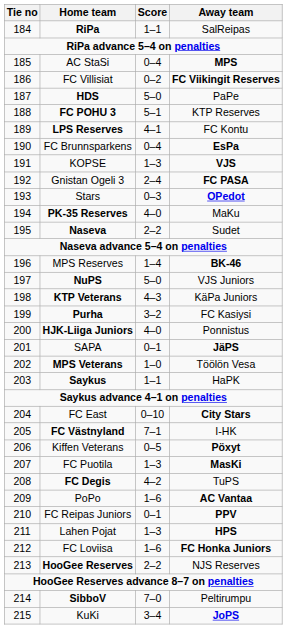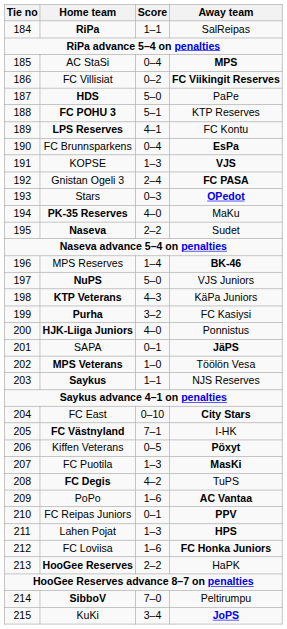(226, 381) HaPK -> (226, 381) NJS Reserves
(226, 565) NJS Reserves -> (226, 565) HaPK
